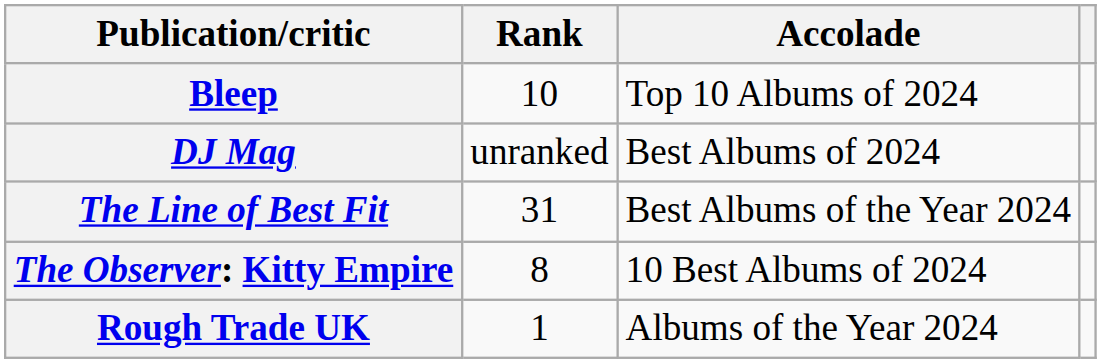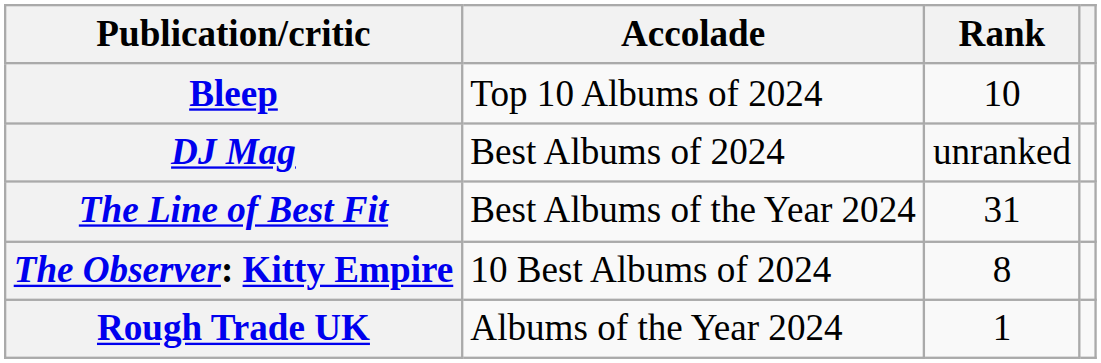columns swapped: (848, 33) <-> (539, 33)
